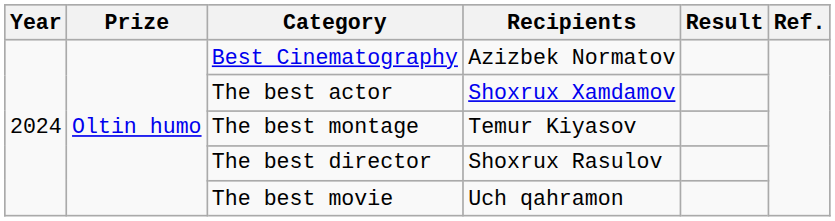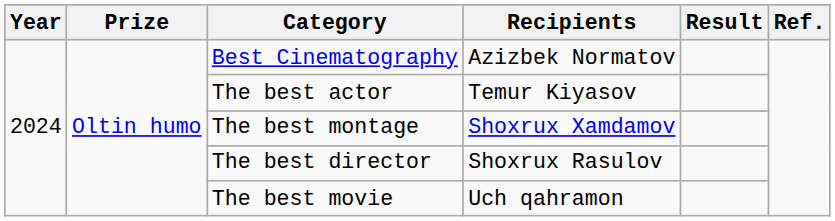(572, 93) Shoxrux Xamdamov -> (552, 93) Temur Kiyasov
(552, 128) Temur Kiyasov -> (572, 128) Shoxrux Xamdamov
